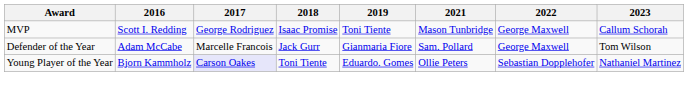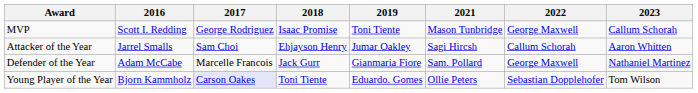+ row: (49, 46)
(625, 46) Tom Wilson -> (649, 63) Nathaniel Martinez
(640, 63) Nathaniel Martinez -> (634, 79) Tom Wilson
